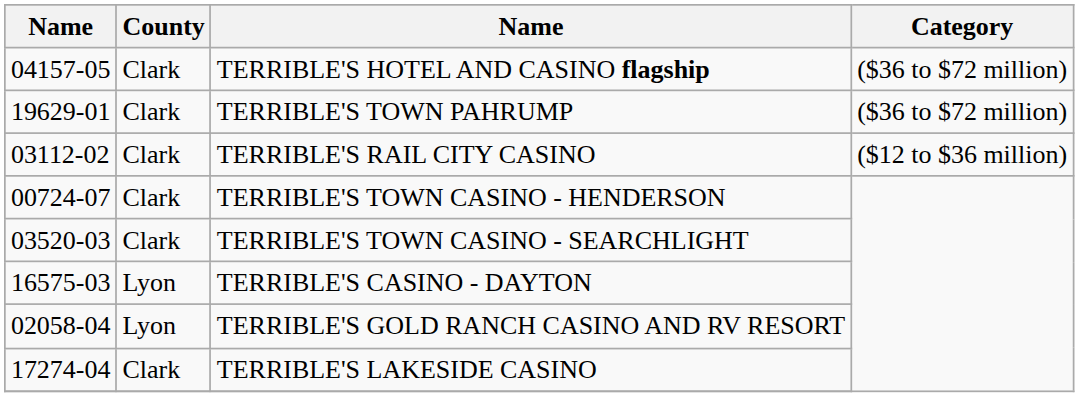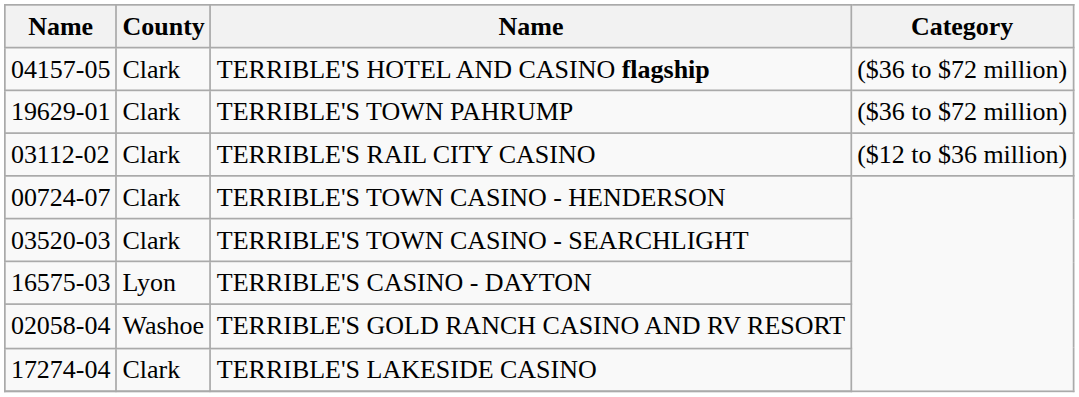(149, 326) Lyon -> (163, 326) Washoe
